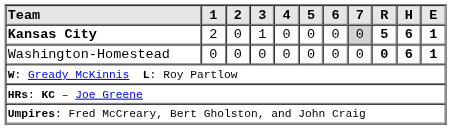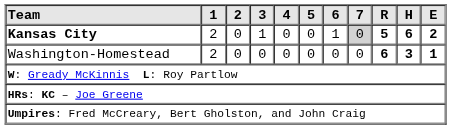(335, 35) 0 -> (335, 35) 1
(433, 35) 1 -> (433, 35) 2
(213, 54) 0 -> (213, 54) 2
(384, 54) 0 -> (384, 54) 6
(409, 54) 6 -> (409, 54) 3
